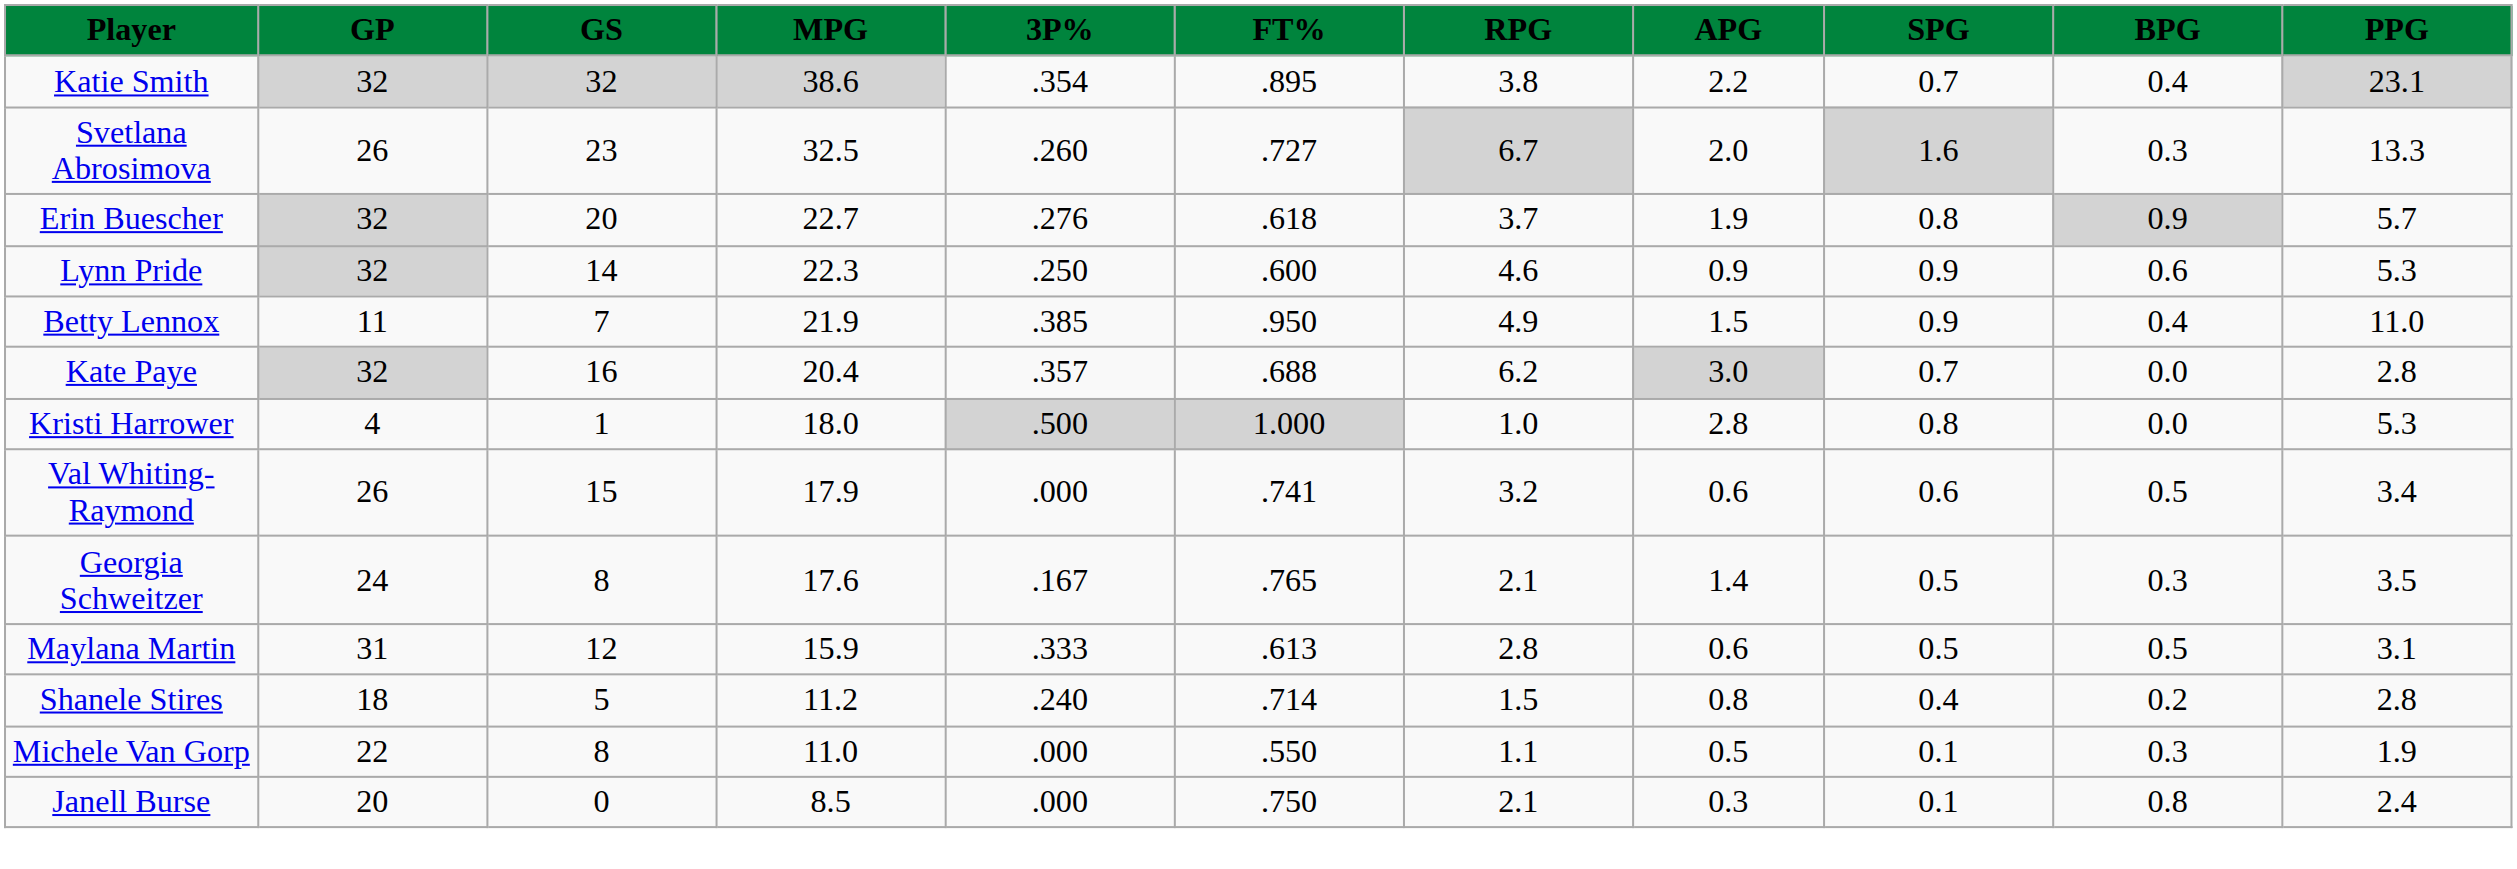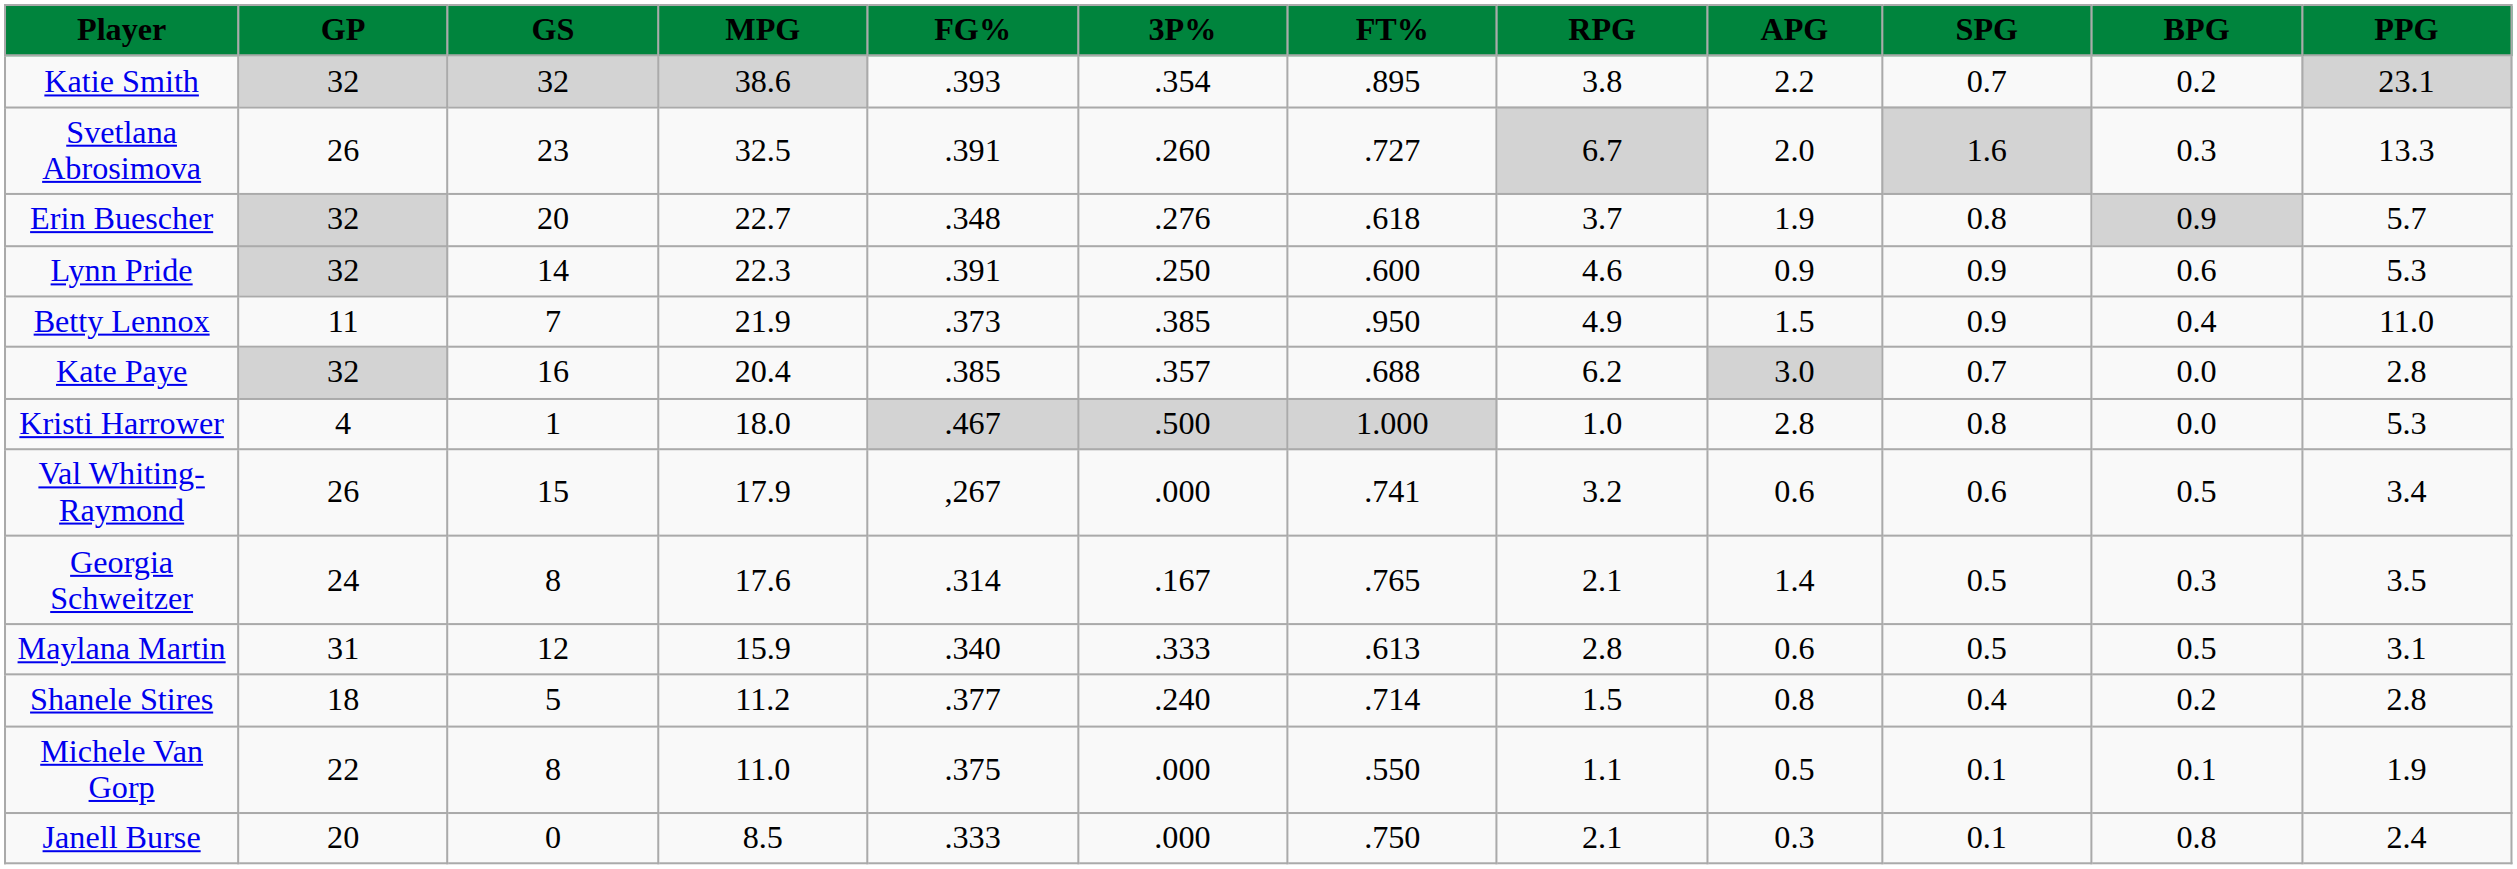+ column: (973, 30)
(2168, 81) 0.4 -> (2197, 81) 0.2
(2168, 750) 0.3 -> (2197, 768) 0.1
